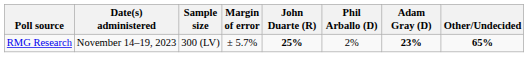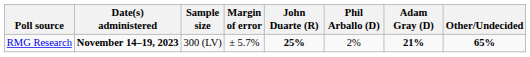(127, 43) normal -> (128, 43) bold
(411, 43) 23% -> (413, 43) 21%
